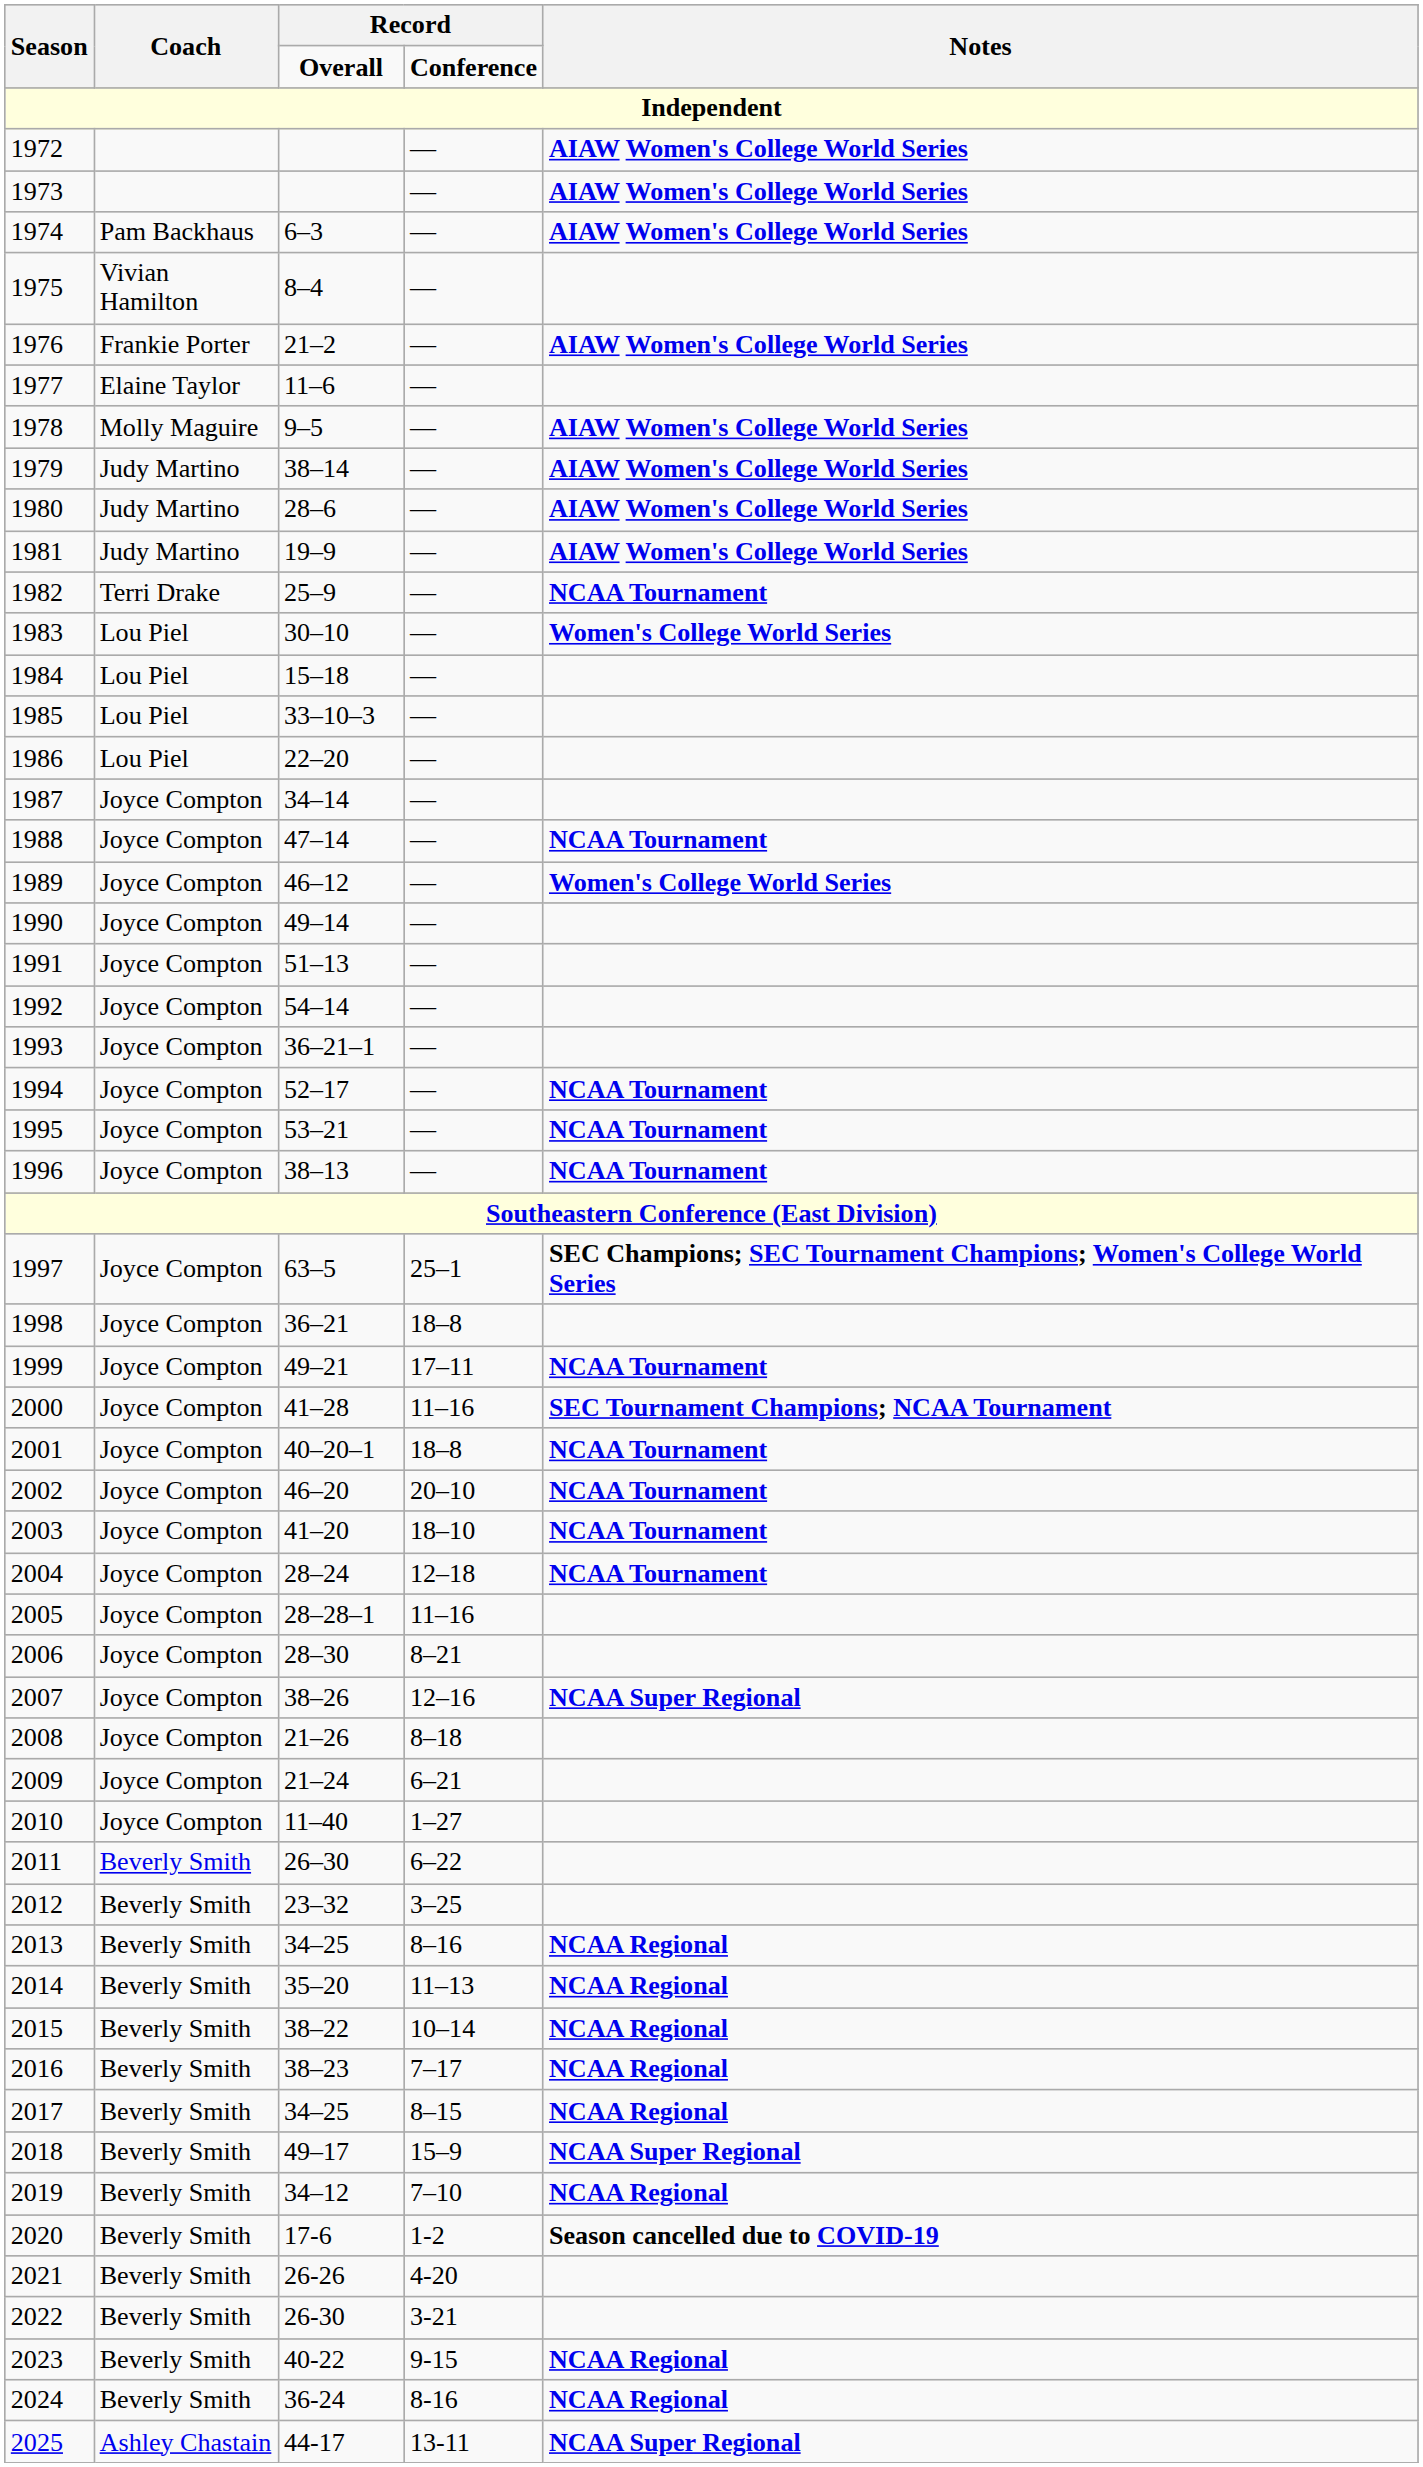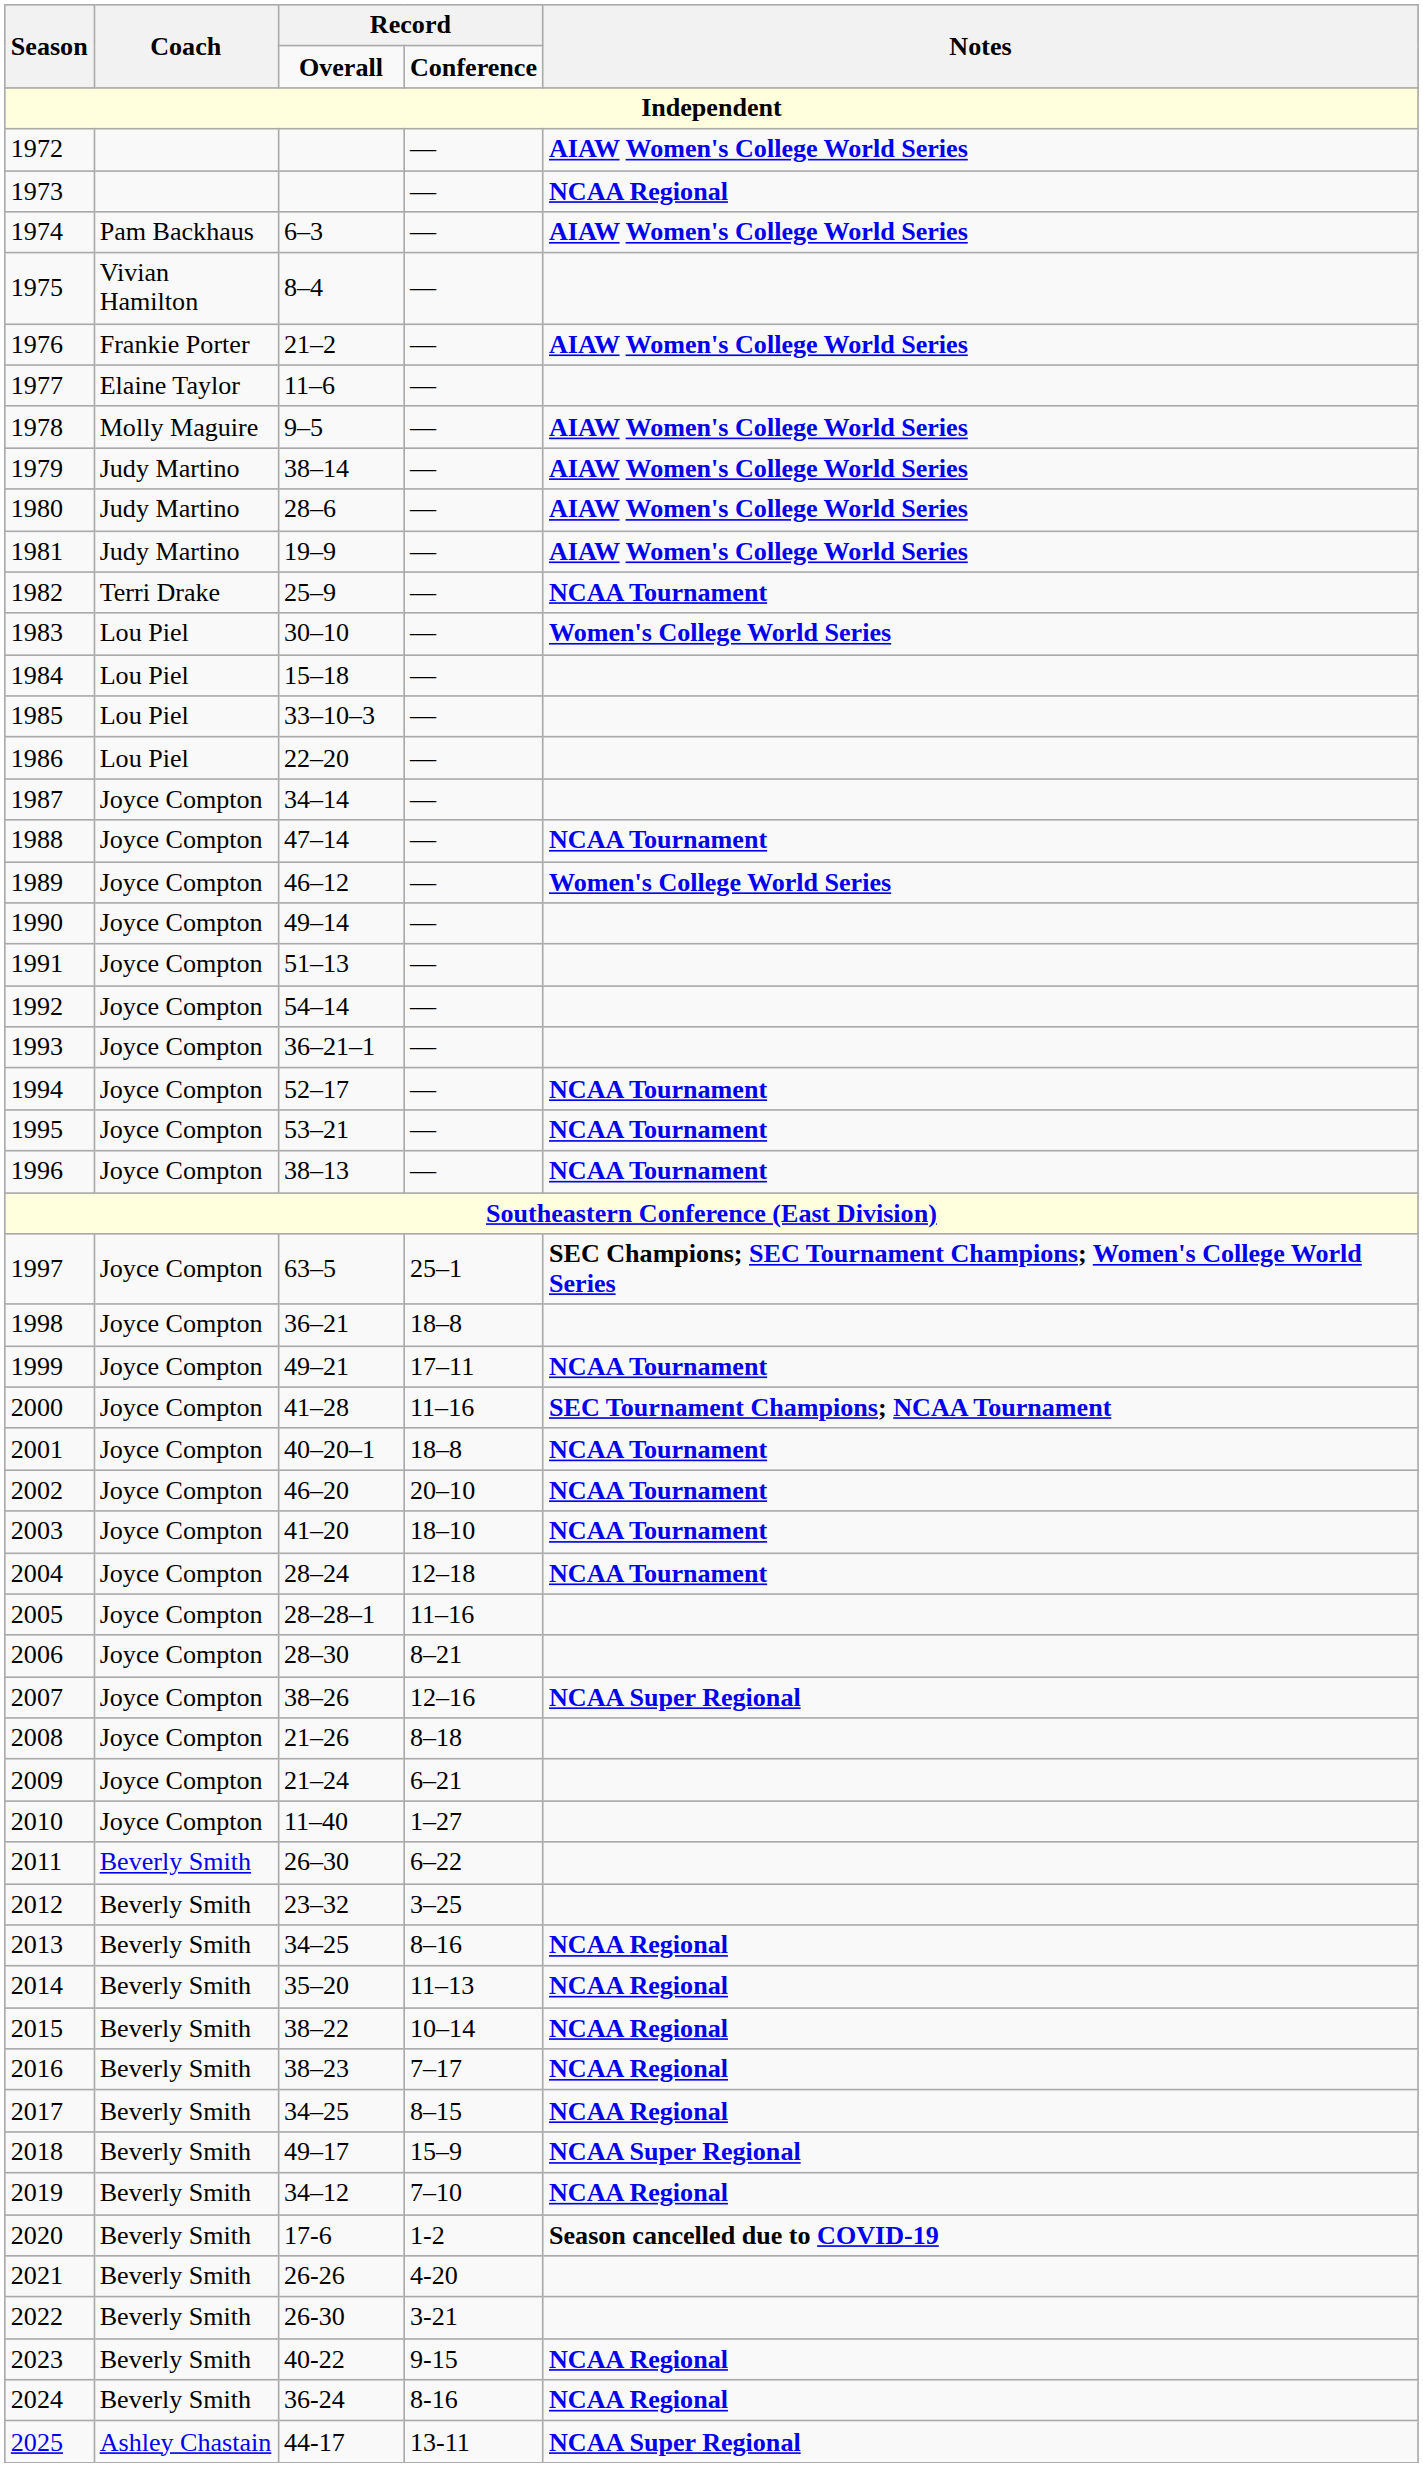(758, 190) AIAW Women's College World Series -> (638, 190) NCAA Regional
